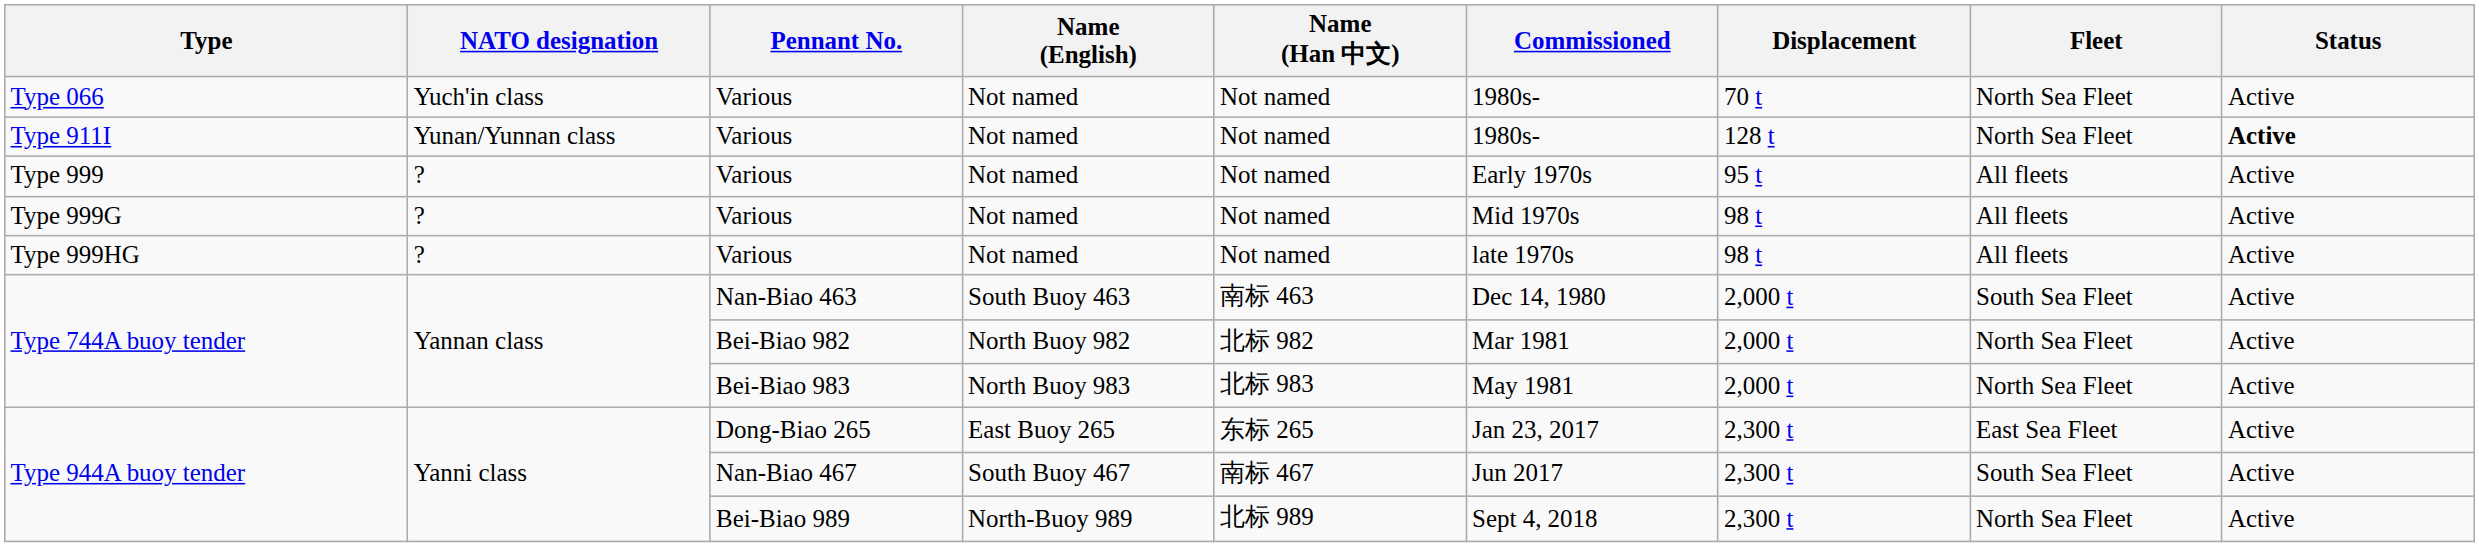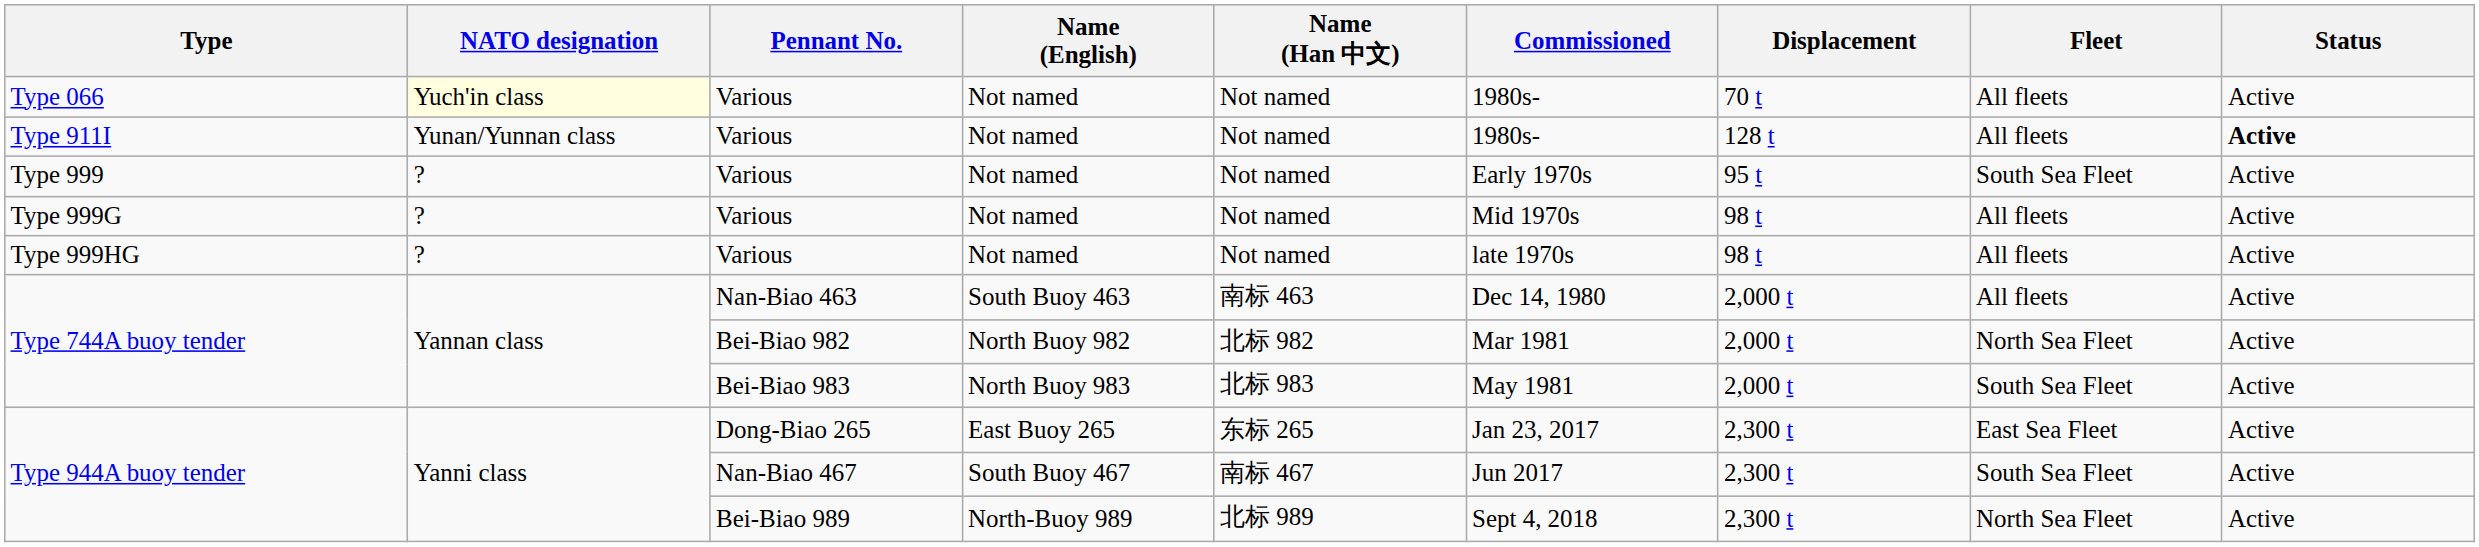(479, 96) no background -> (479, 96) lightyellow background
(2054, 96) North Sea Fleet -> (2022, 96) All fleets
(2054, 136) North Sea Fleet -> (2022, 136) All fleets
(2022, 175) All fleets -> (2054, 175) South Sea Fleet
(2054, 296) South Sea Fleet -> (2022, 296) All fleets
(2054, 385) North Sea Fleet -> (2054, 385) South Sea Fleet
